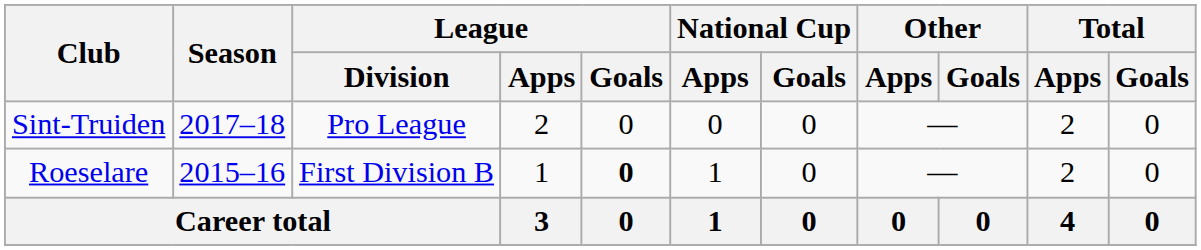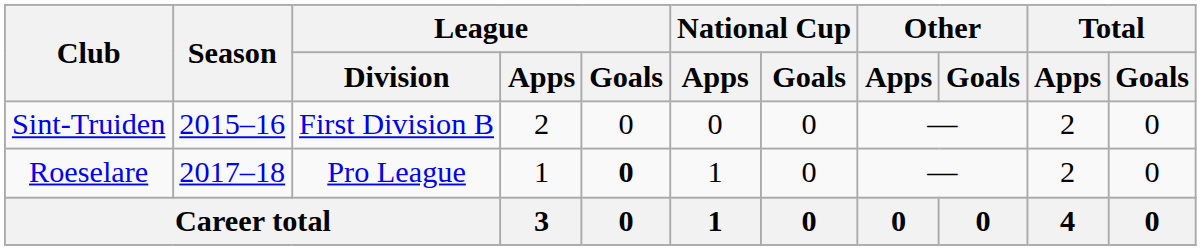(232, 124) 2017–18 -> (232, 124) 2015–16
(397, 124) Pro League -> (397, 124) First Division B
(232, 172) 2015–16 -> (232, 172) 2017–18
(397, 172) First Division B -> (397, 172) Pro League
